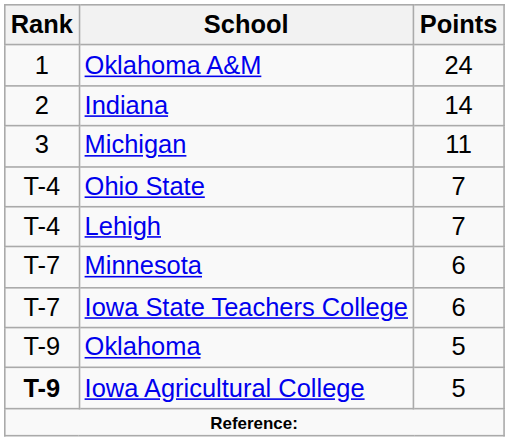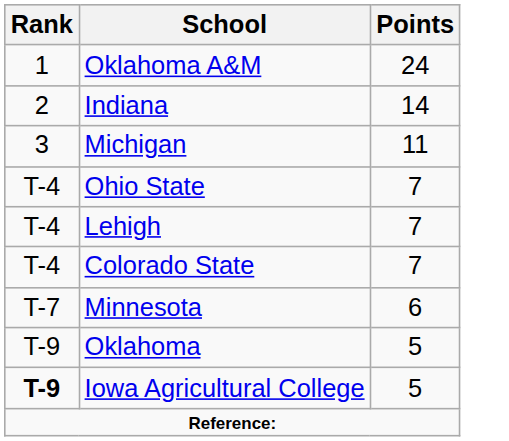+ row: (169, 266)
- row: (246, 307)
